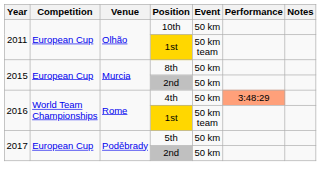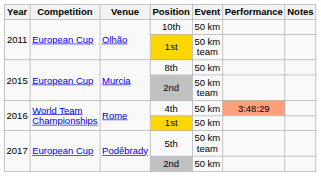(207, 83) 50 km -> (207, 88) 50 km team
(207, 118) 50 km team -> (207, 123) 50 km
(207, 138) 50 km -> (207, 144) 50 km team
